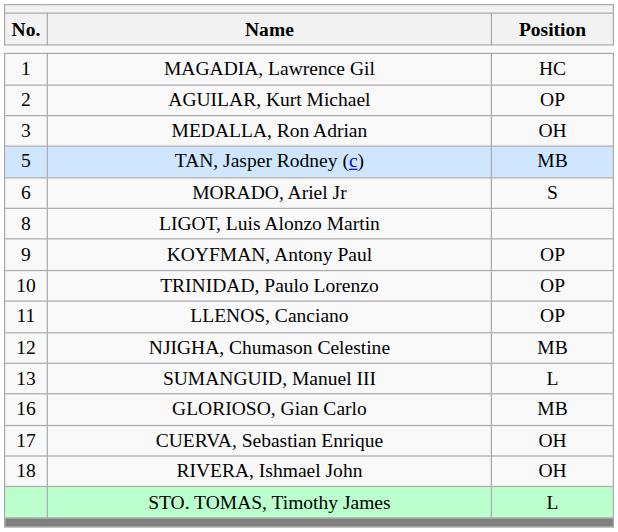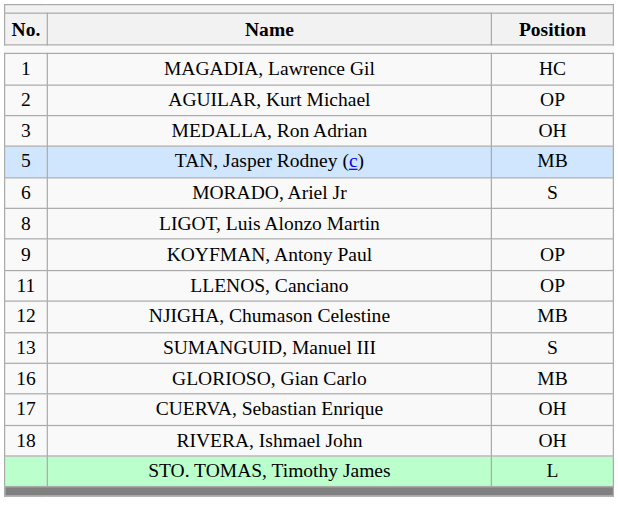- row: (26, 285)
(553, 378) L -> (553, 347) S
